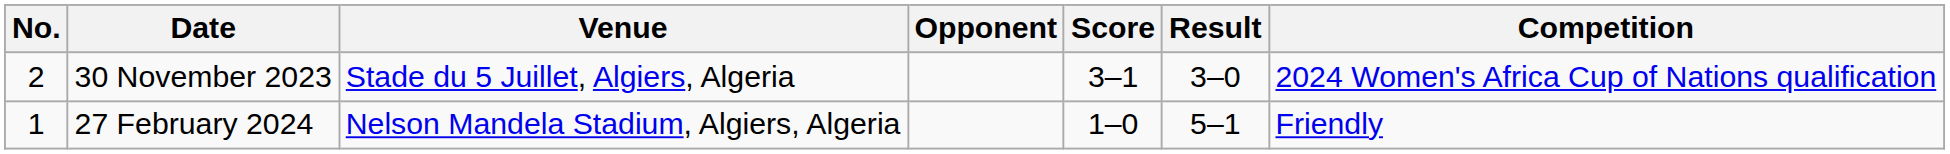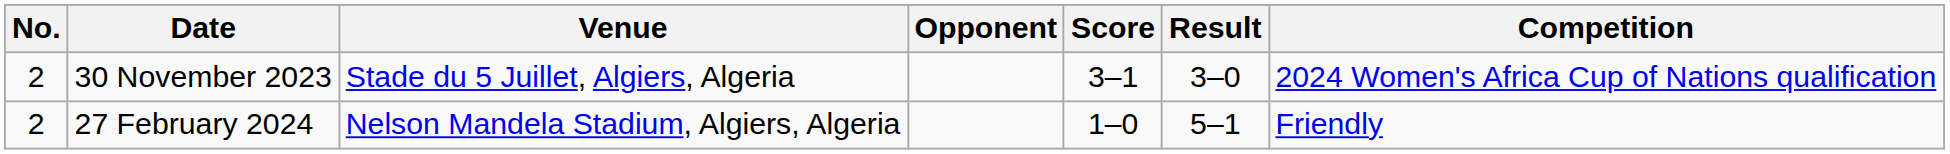(36, 124) 1 -> (36, 124) 2
